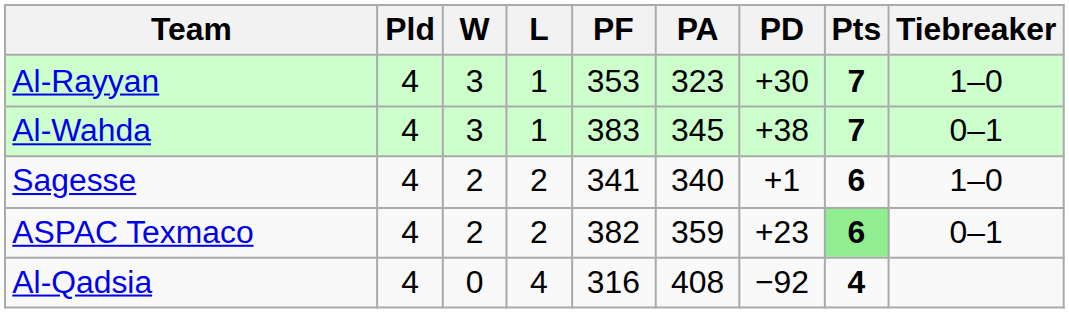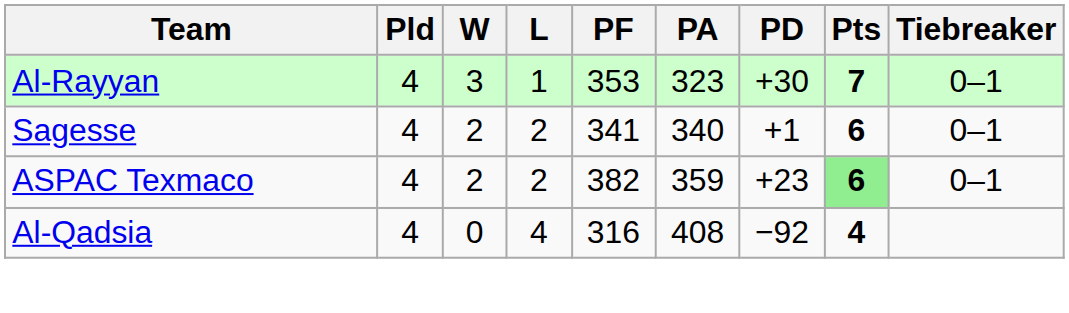(976, 80) 1–0 -> (976, 80) 0–1
- row: (82, 130)
(976, 181) 1–0 -> (976, 130) 0–1
